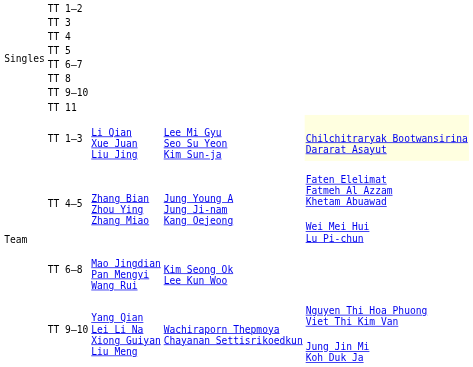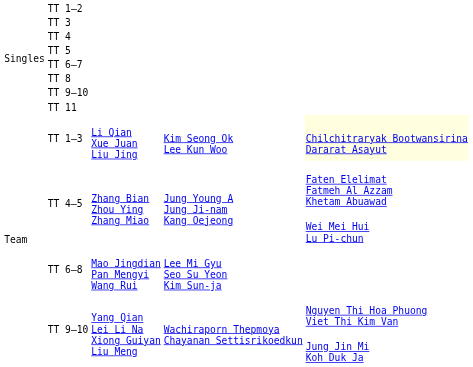(196, 143) Lee Mi Gyu Seo Su Yeon Kim Sun-ja -> (198, 143) Kim Seong Ok Lee Kun Woo
(198, 274) Kim Seong Ok Lee Kun Woo -> (196, 274) Lee Mi Gyu Seo Su Yeon Kim Sun-ja
